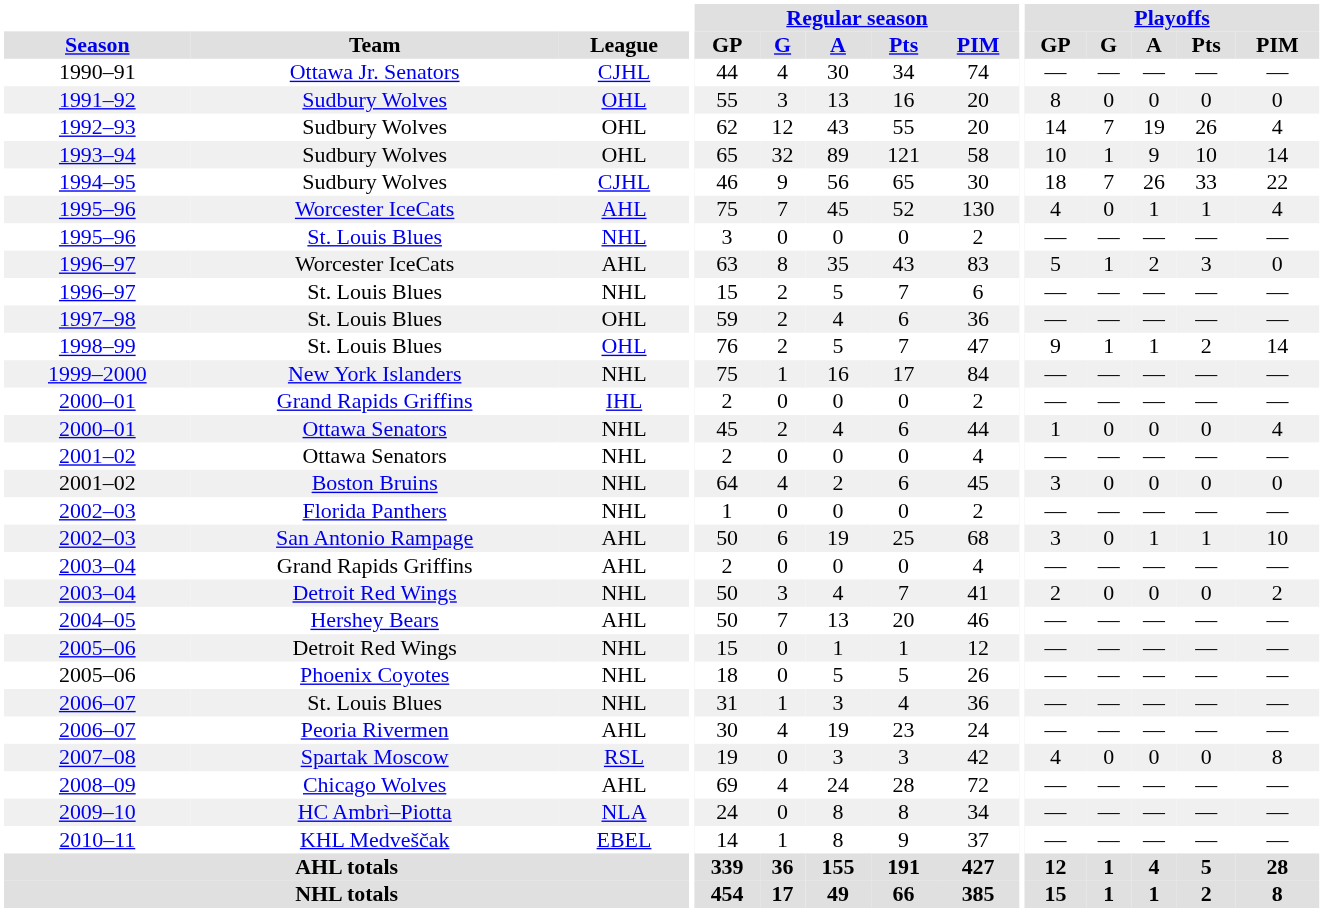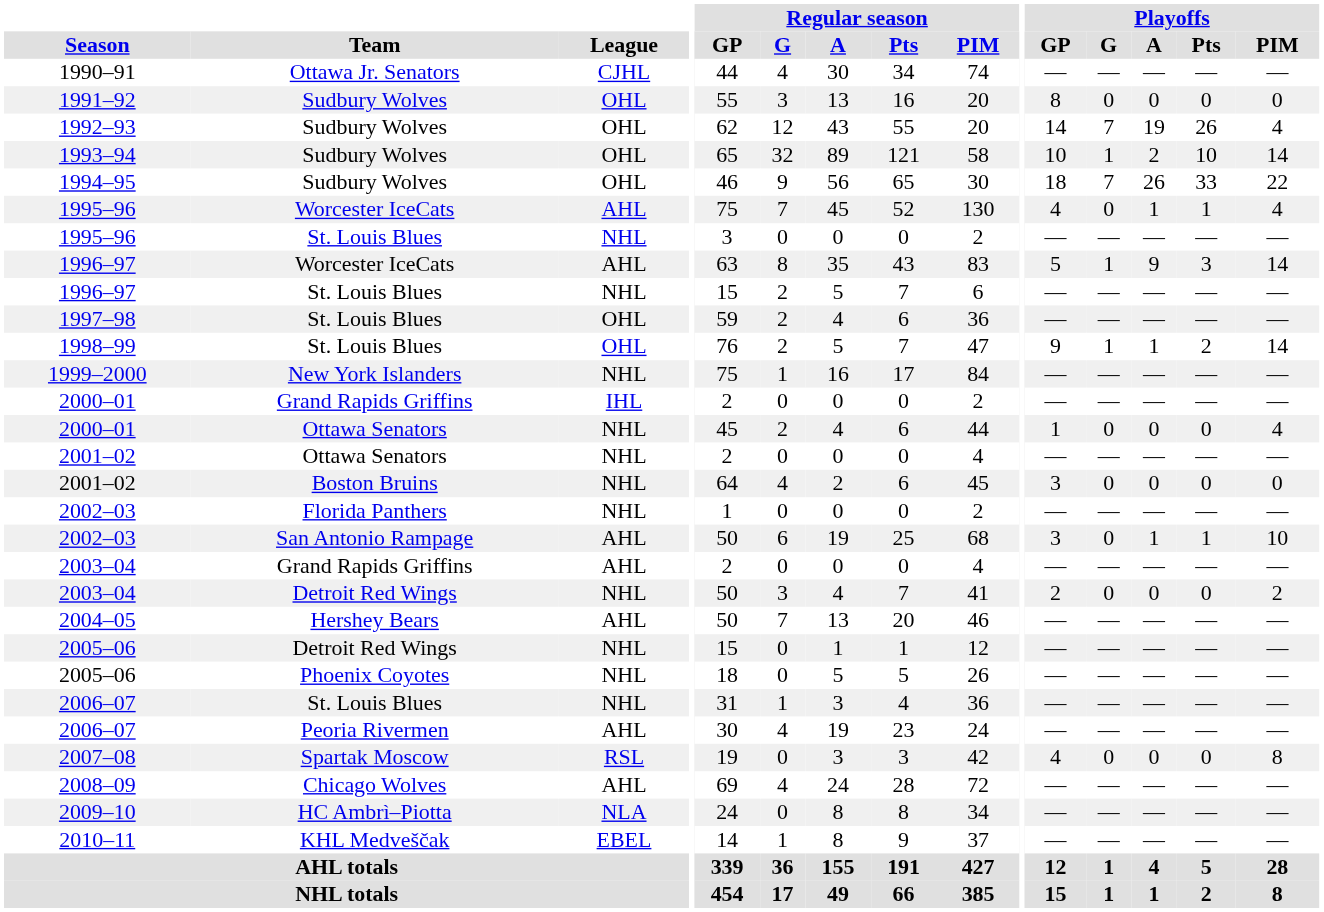(1154, 154) 9 -> (1154, 154) 2
(624, 181) CJHL -> (624, 181) OHL
(1154, 264) 2 -> (1154, 264) 9
(1277, 264) 0 -> (1277, 264) 14
